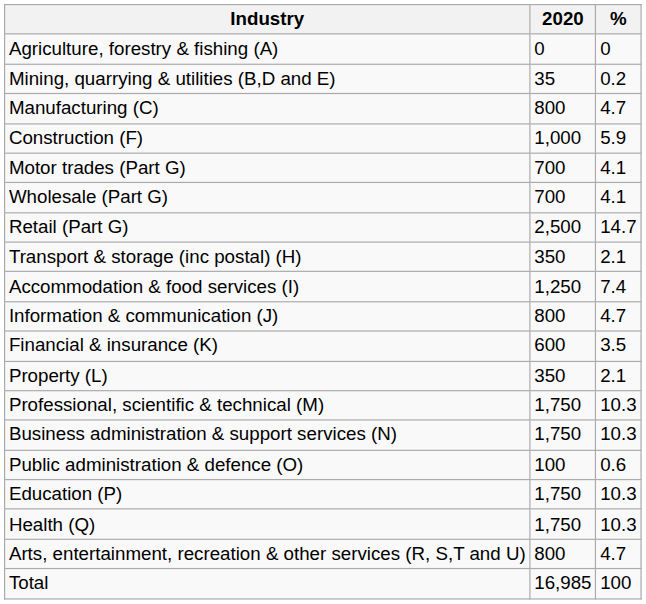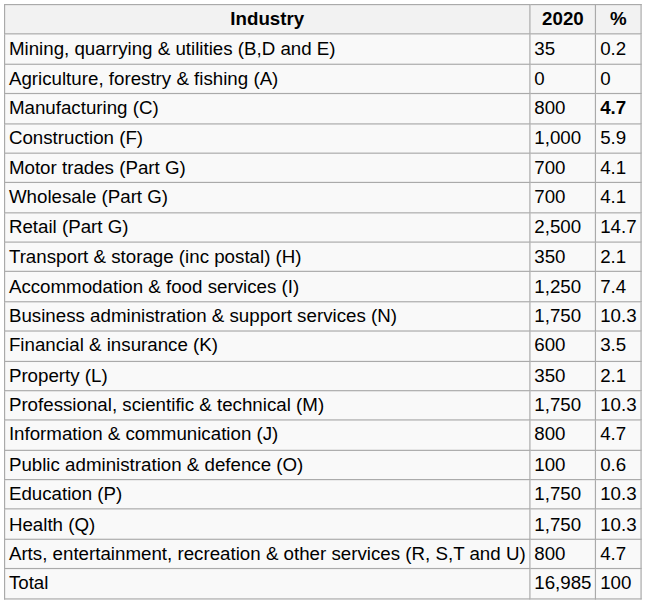rows swapped: (144, 49) <-> (172, 78)
(613, 108) normal -> (613, 108) bold
rows swapped: (144, 316) <-> (203, 434)
